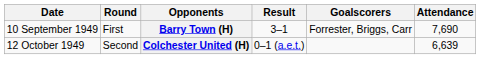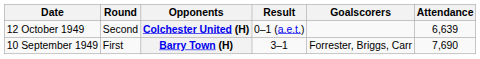rows swapped: (196, 29) <-> (196, 45)
